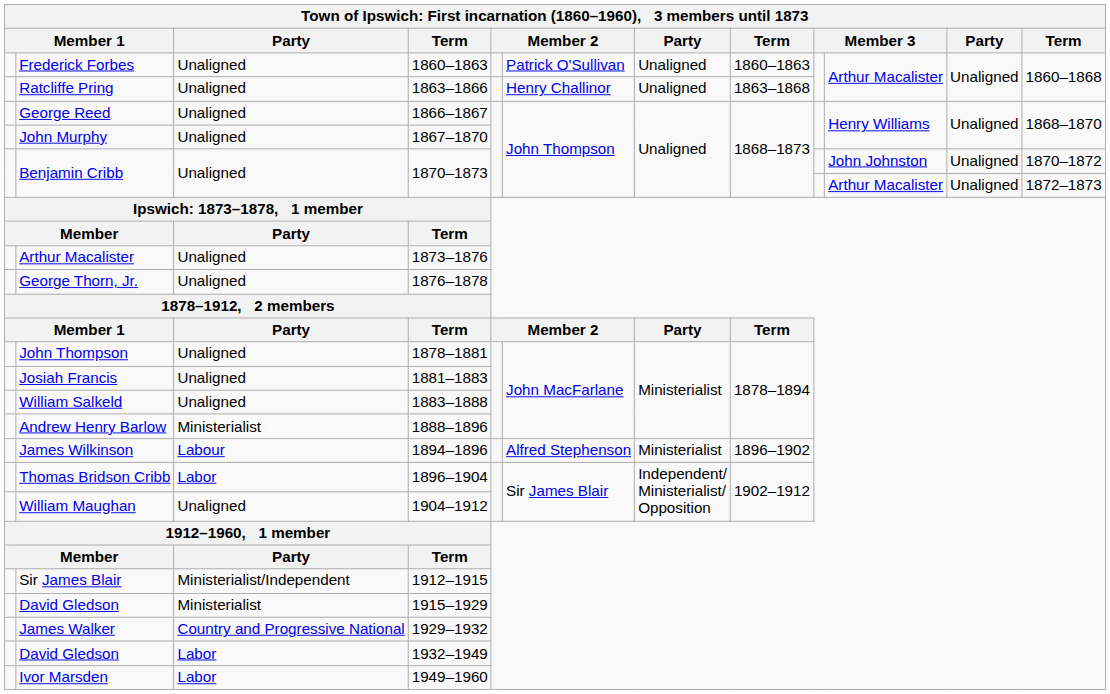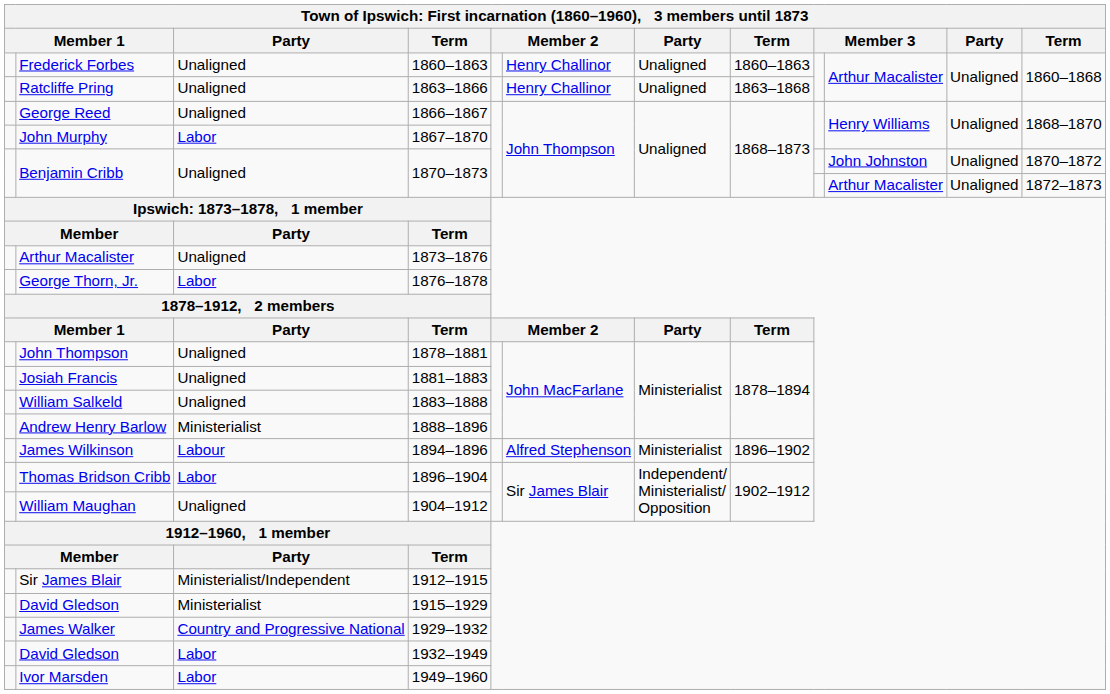(565, 64) Patrick O'Sullivan -> (558, 64) Henry Challinor
(212, 137) Unaligned -> (197, 137) Labor
(212, 281) Unaligned -> (197, 281) Labor
